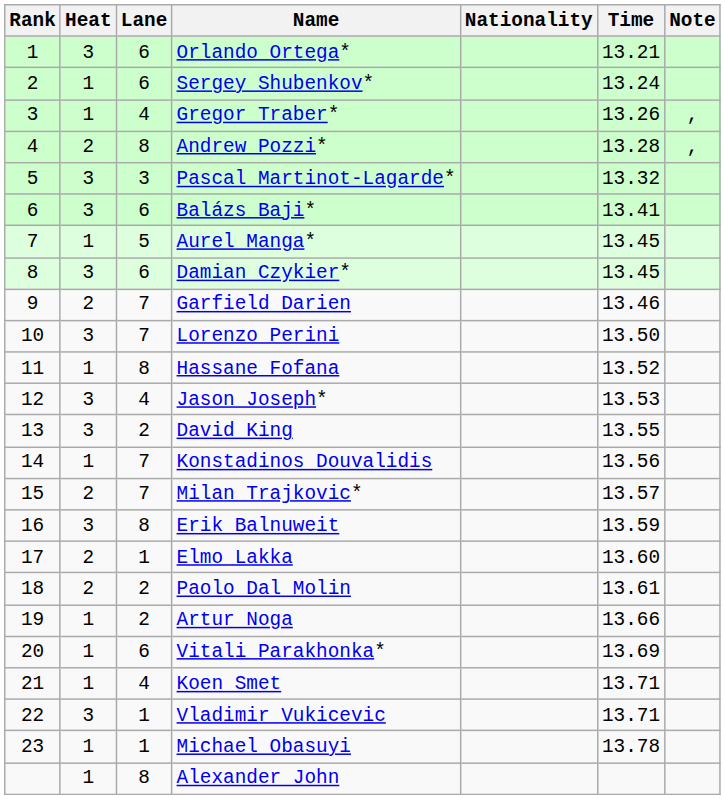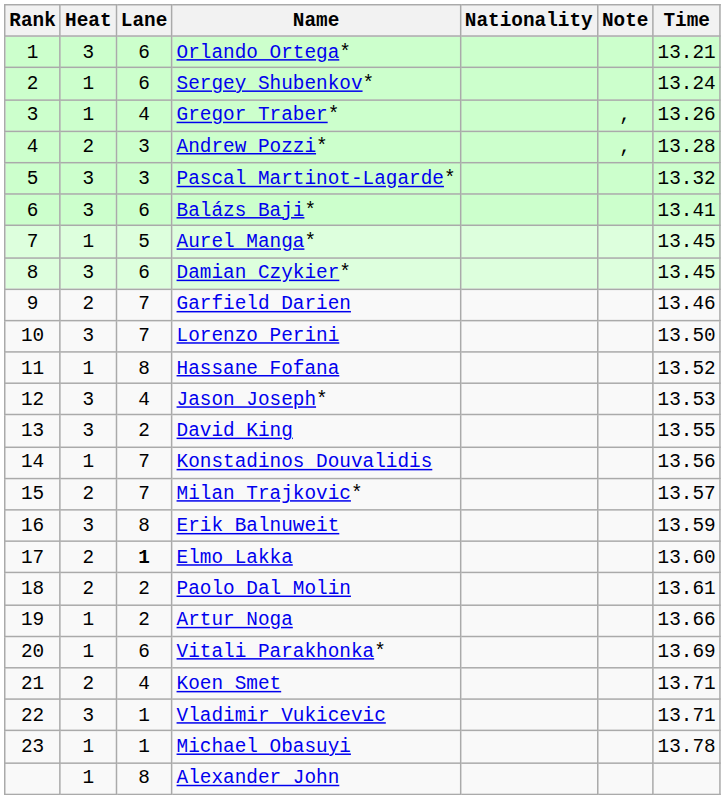columns swapped: (631, 21) <-> (692, 21)
(144, 147) 8 -> (144, 147) 3
(144, 557) normal -> (144, 557) bold
(88, 683) 1 -> (88, 683) 2
